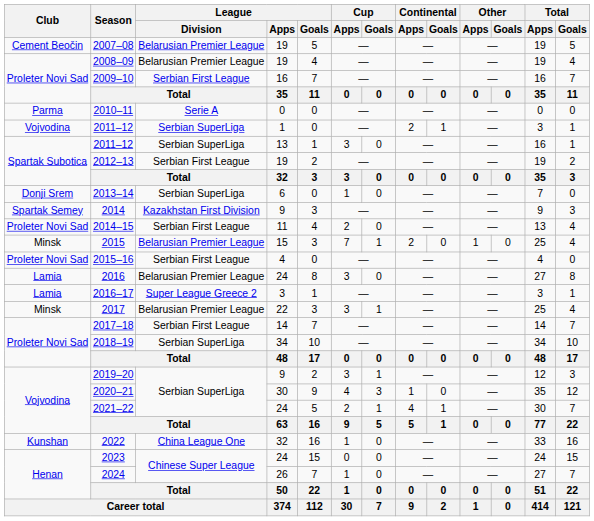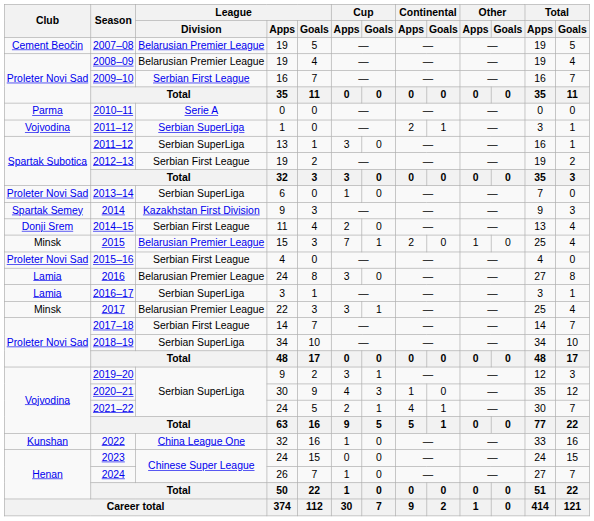(47, 194) Donji Srem -> (47, 194) Proleter Novi Sad
(47, 227) Proleter Novi Sad -> (47, 227) Donji Srem
(201, 293) Super League Greece 2 -> (201, 293) Serbian SuperLiga
